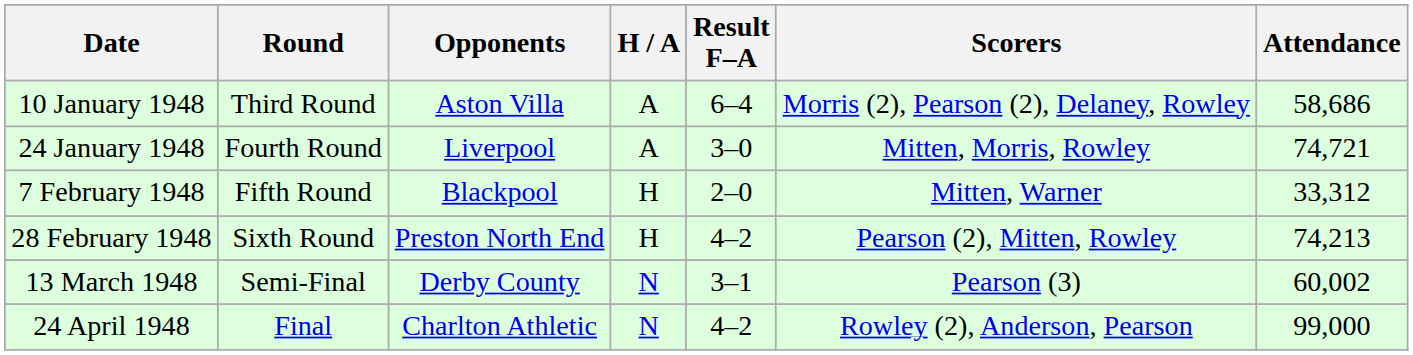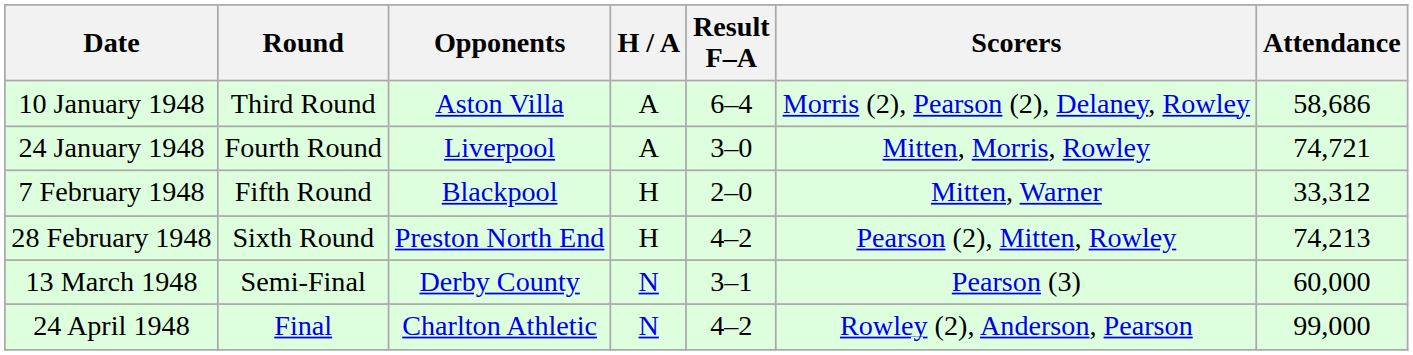(1332, 281) 60,002 -> (1332, 281) 60,000
